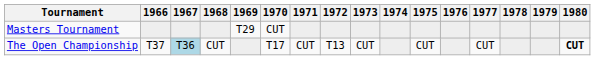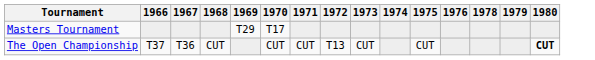- column: (485, 13)
(275, 30) CUT -> (275, 30) T17
(185, 47) lightblue background -> (185, 47) no background
(275, 47) T17 -> (275, 47) CUT
